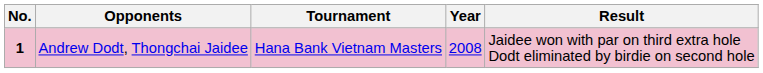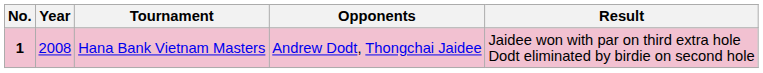columns swapped: (465, 16) <-> (143, 16)
